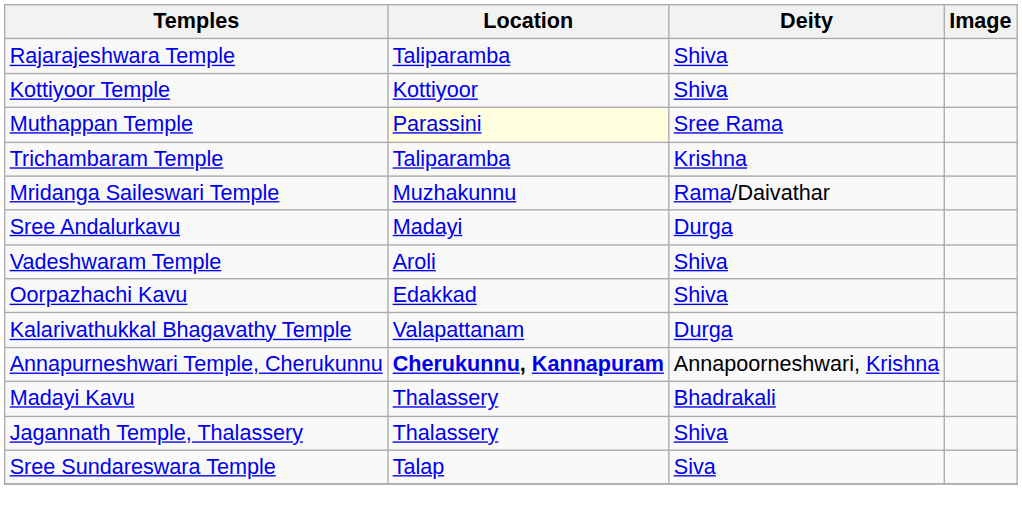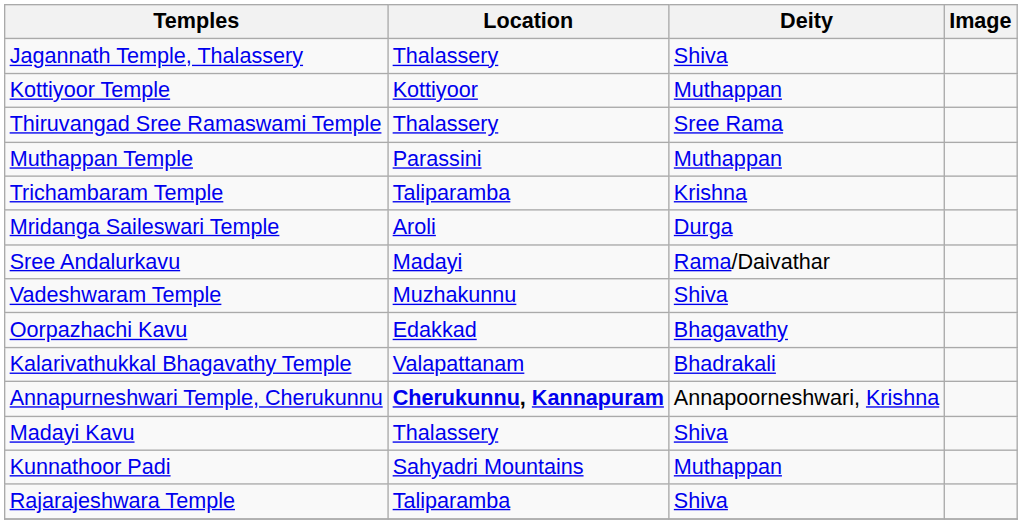rows swapped: (122, 55) <-> (156, 432)
(701, 90) Shiva -> (728, 90) Muthappan
+ row: (196, 124)
(437, 124) lightyellow background -> (437, 158) no background
(728, 124) Sree Rama -> (728, 158) Muthappan
(454, 192) Muzhakunnu -> (414, 227) Aroli
(752, 192) Rama/Daivathar -> (703, 227) Durga
(703, 227) Durga -> (752, 261) Rama/Daivathar
(414, 261) Aroli -> (454, 295) Muzhakunnu
(701, 295) Shiva -> (731, 329) Bhagavathy
(703, 329) Durga -> (725, 364) Bhadrakali
(725, 398) Bhadrakali -> (701, 432) Shiva
+ row: (90, 466)
- row: (143, 466)
